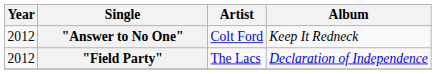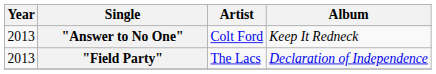(21, 36) 2012 -> (21, 36) 2013
(21, 58) 2012 -> (21, 58) 2013
